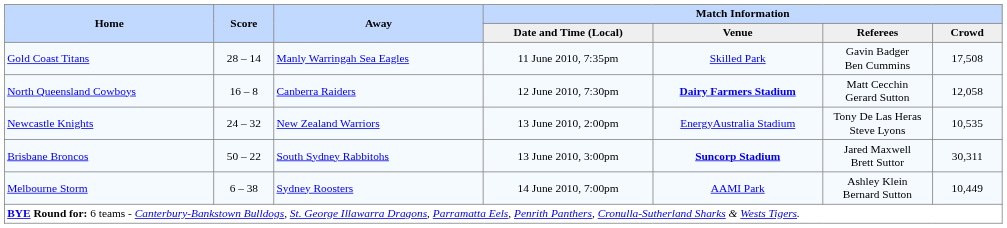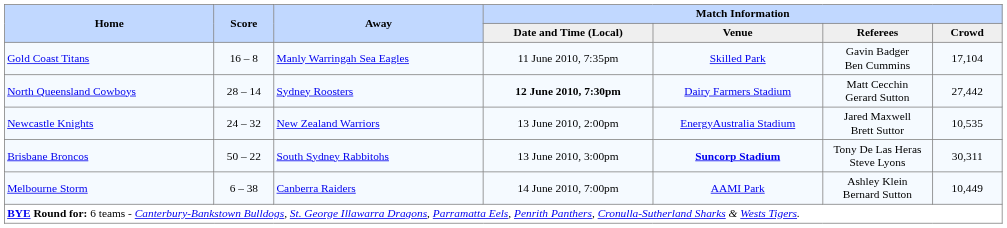(244, 58) 28 – 14 -> (244, 58) 16 – 8
(967, 58) 17,508 -> (967, 58) 17,104
(244, 91) 16 – 8 -> (244, 91) 28 – 14
(316, 91) Canberra Raiders -> (315, 91) Sydney Roosters
(568, 91) normal -> (568, 91) bold
(738, 91) bold -> (738, 91) normal
(967, 91) 12,058 -> (967, 91) 27,442
(877, 123) Tony De Las Heras Steve Lyons -> (877, 123) Jared Maxwell Brett Suttor
(877, 155) Jared Maxwell Brett Suttor -> (877, 155) Tony De Las Heras Steve Lyons
(315, 188) Sydney Roosters -> (316, 188) Canberra Raiders
